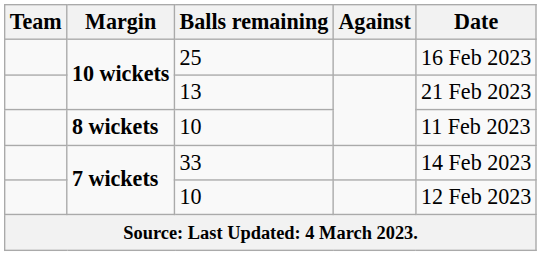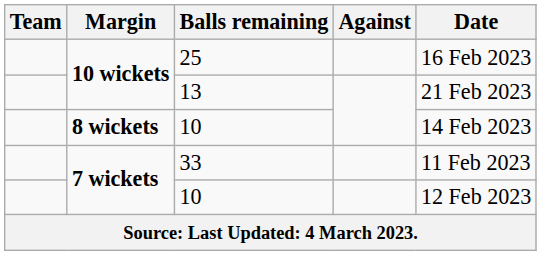(476, 127) 11 Feb 2023 -> (476, 127) 14 Feb 2023
(476, 162) 14 Feb 2023 -> (476, 162) 11 Feb 2023
